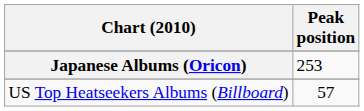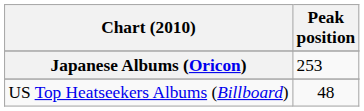(326, 92) 57 -> (326, 92) 48
